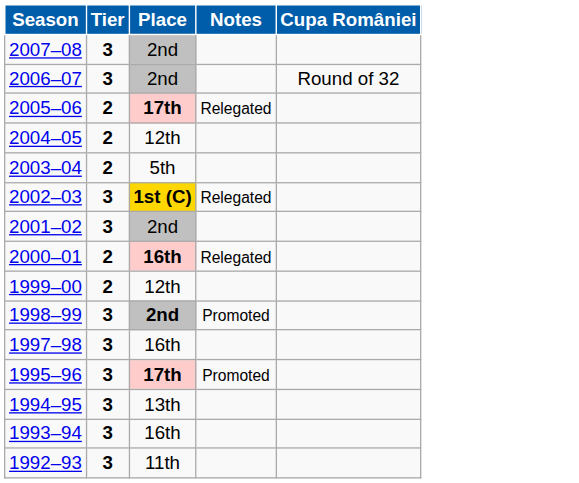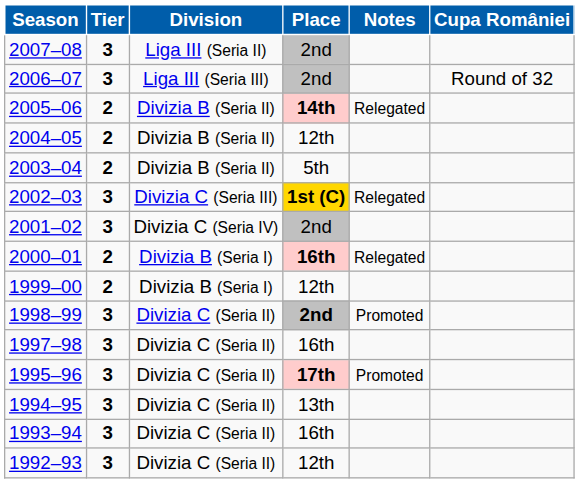+ column: (206, 20)
(163, 109) 17th -> (316, 109) 14th
(163, 463) 11th -> (316, 463) 12th
